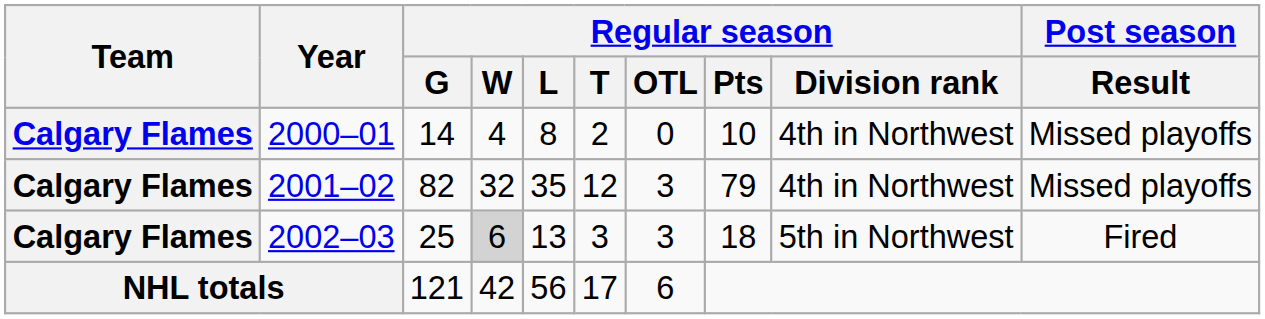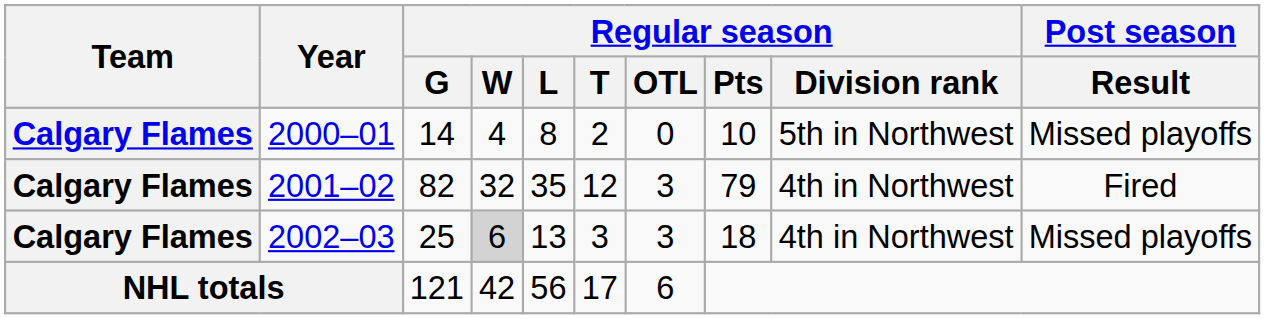(896, 134) 4th in Northwest -> (896, 134) 5th in Northwest
(1140, 185) Missed playoffs -> (1140, 185) Fired
(896, 237) 5th in Northwest -> (896, 237) 4th in Northwest
(1140, 237) Fired -> (1140, 237) Missed playoffs
